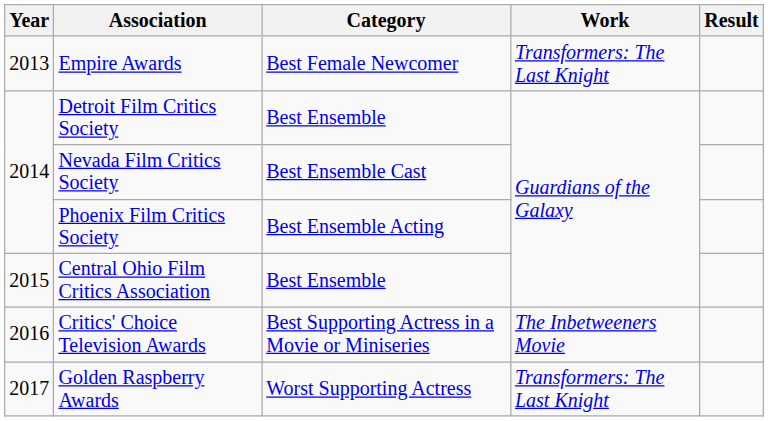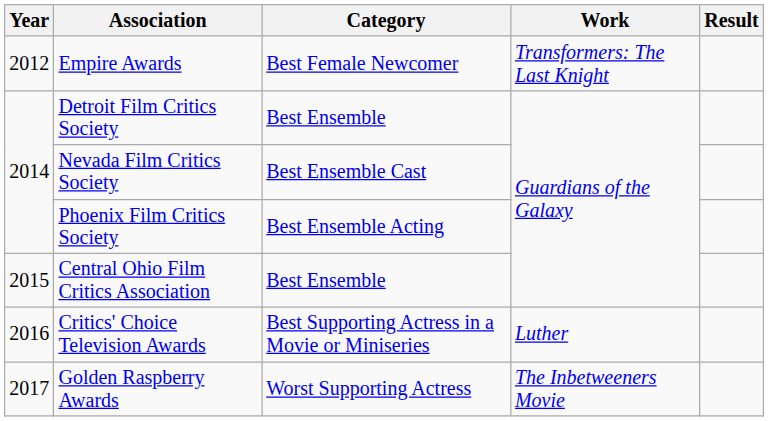(29, 63) 2013 -> (29, 63) 2012
(586, 334) The Inbetweeners Movie -> (542, 334) Luther
(590, 388) Transformers: The Last Knight -> (586, 388) The Inbetweeners Movie
